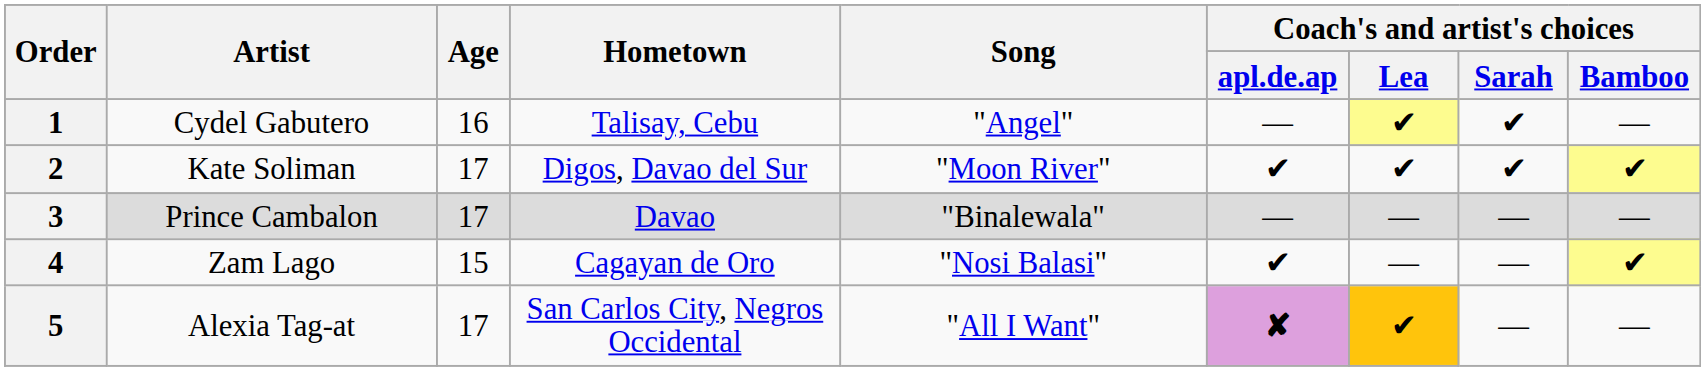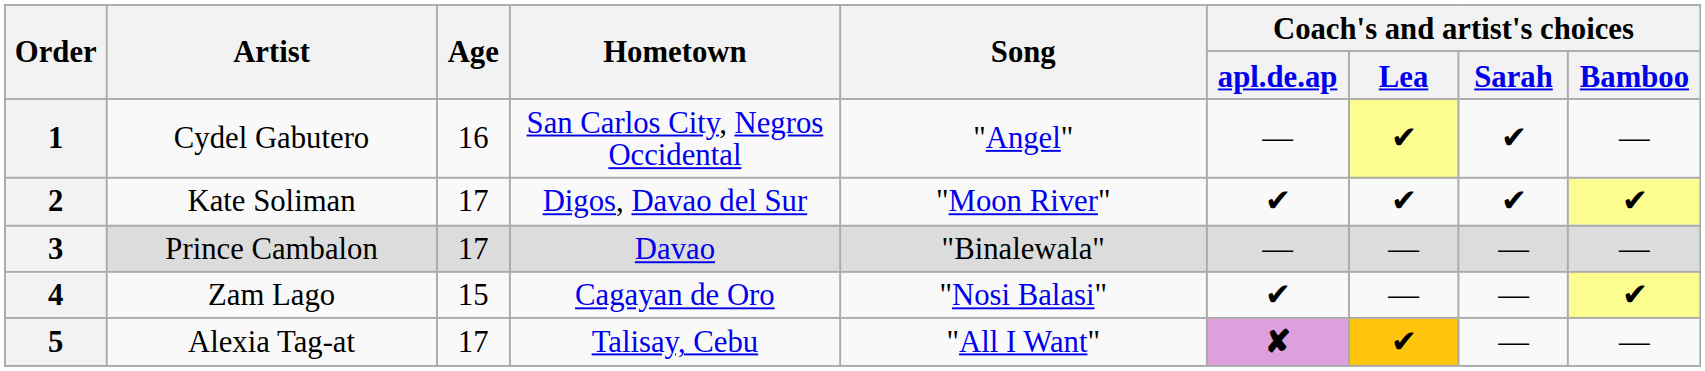(675, 122) Talisay, Cebu -> (675, 138) San Carlos City, Negros Occidental
(675, 325) San Carlos City, Negros Occidental -> (675, 342) Talisay, Cebu
